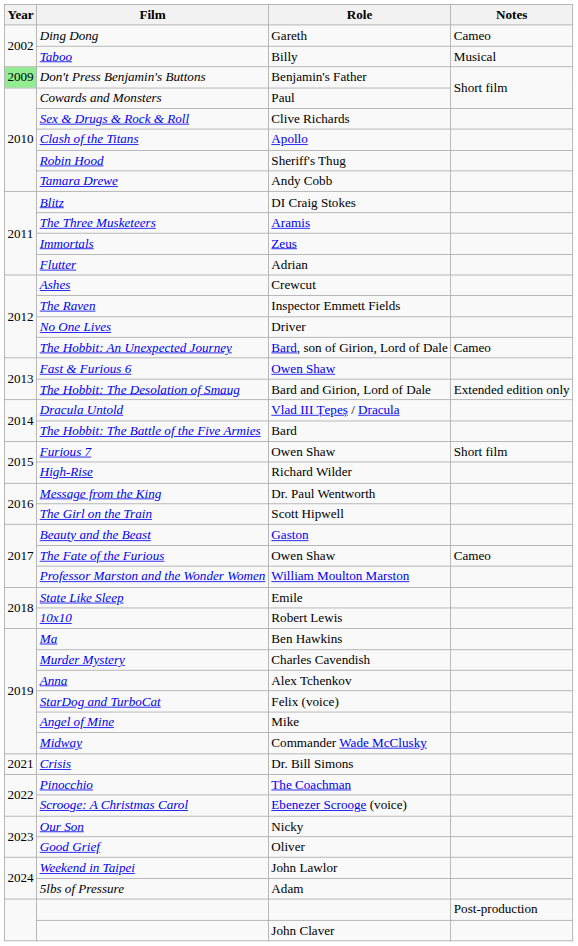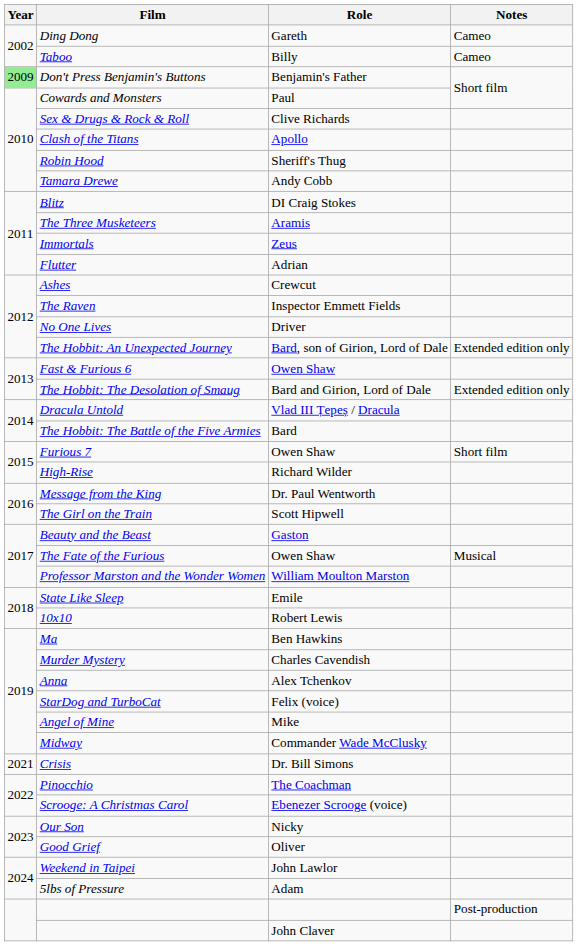(475, 56) Musical -> (472, 56) Cameo
(472, 347) Cameo -> (512, 347) Extended edition only
(472, 555) Cameo -> (475, 555) Musical
